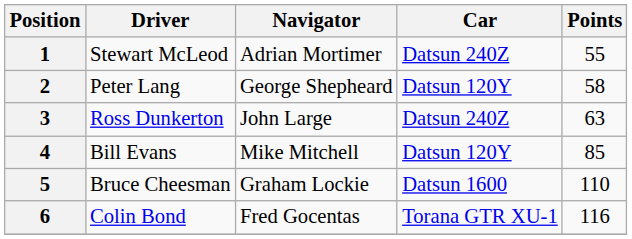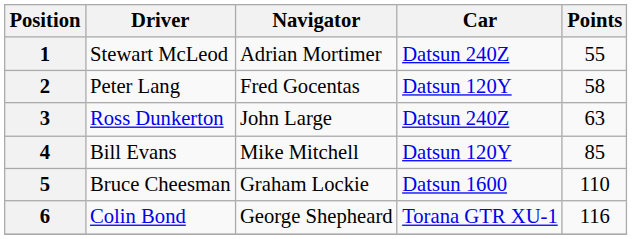(316, 86) George Shepheard -> (300, 86) Fred Gocentas
(300, 217) Fred Gocentas -> (316, 217) George Shepheard
